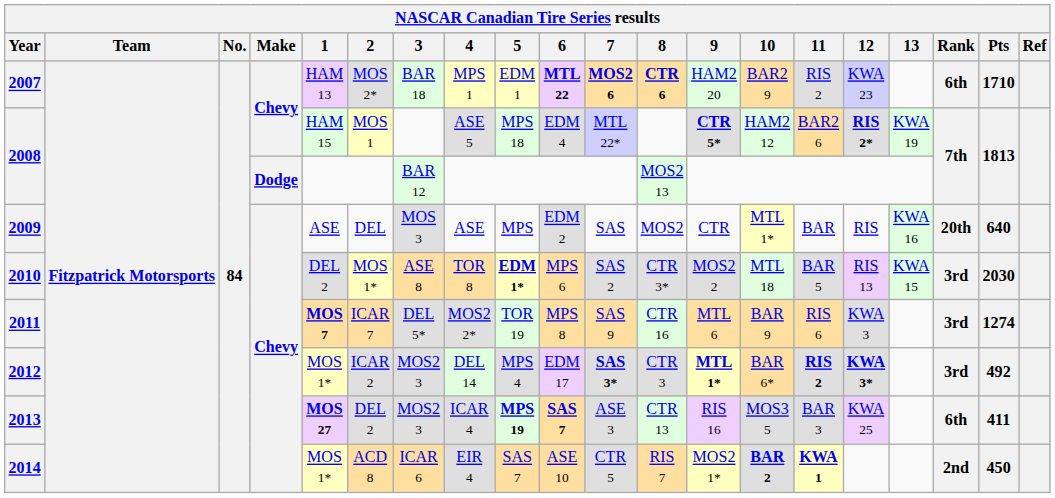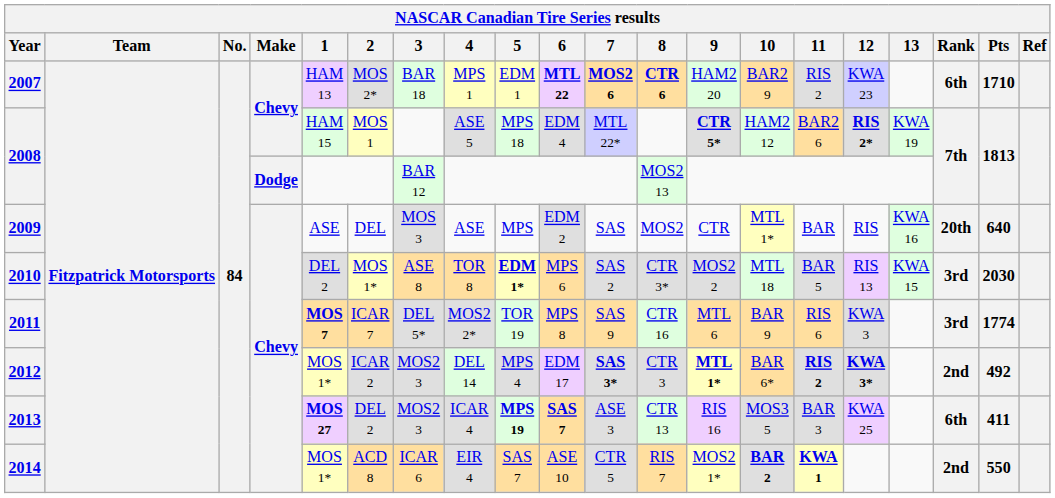(999, 323) 1274 -> (999, 323) 1774
(956, 371) 3rd -> (956, 371) 2nd
(999, 467) 450 -> (999, 467) 550
